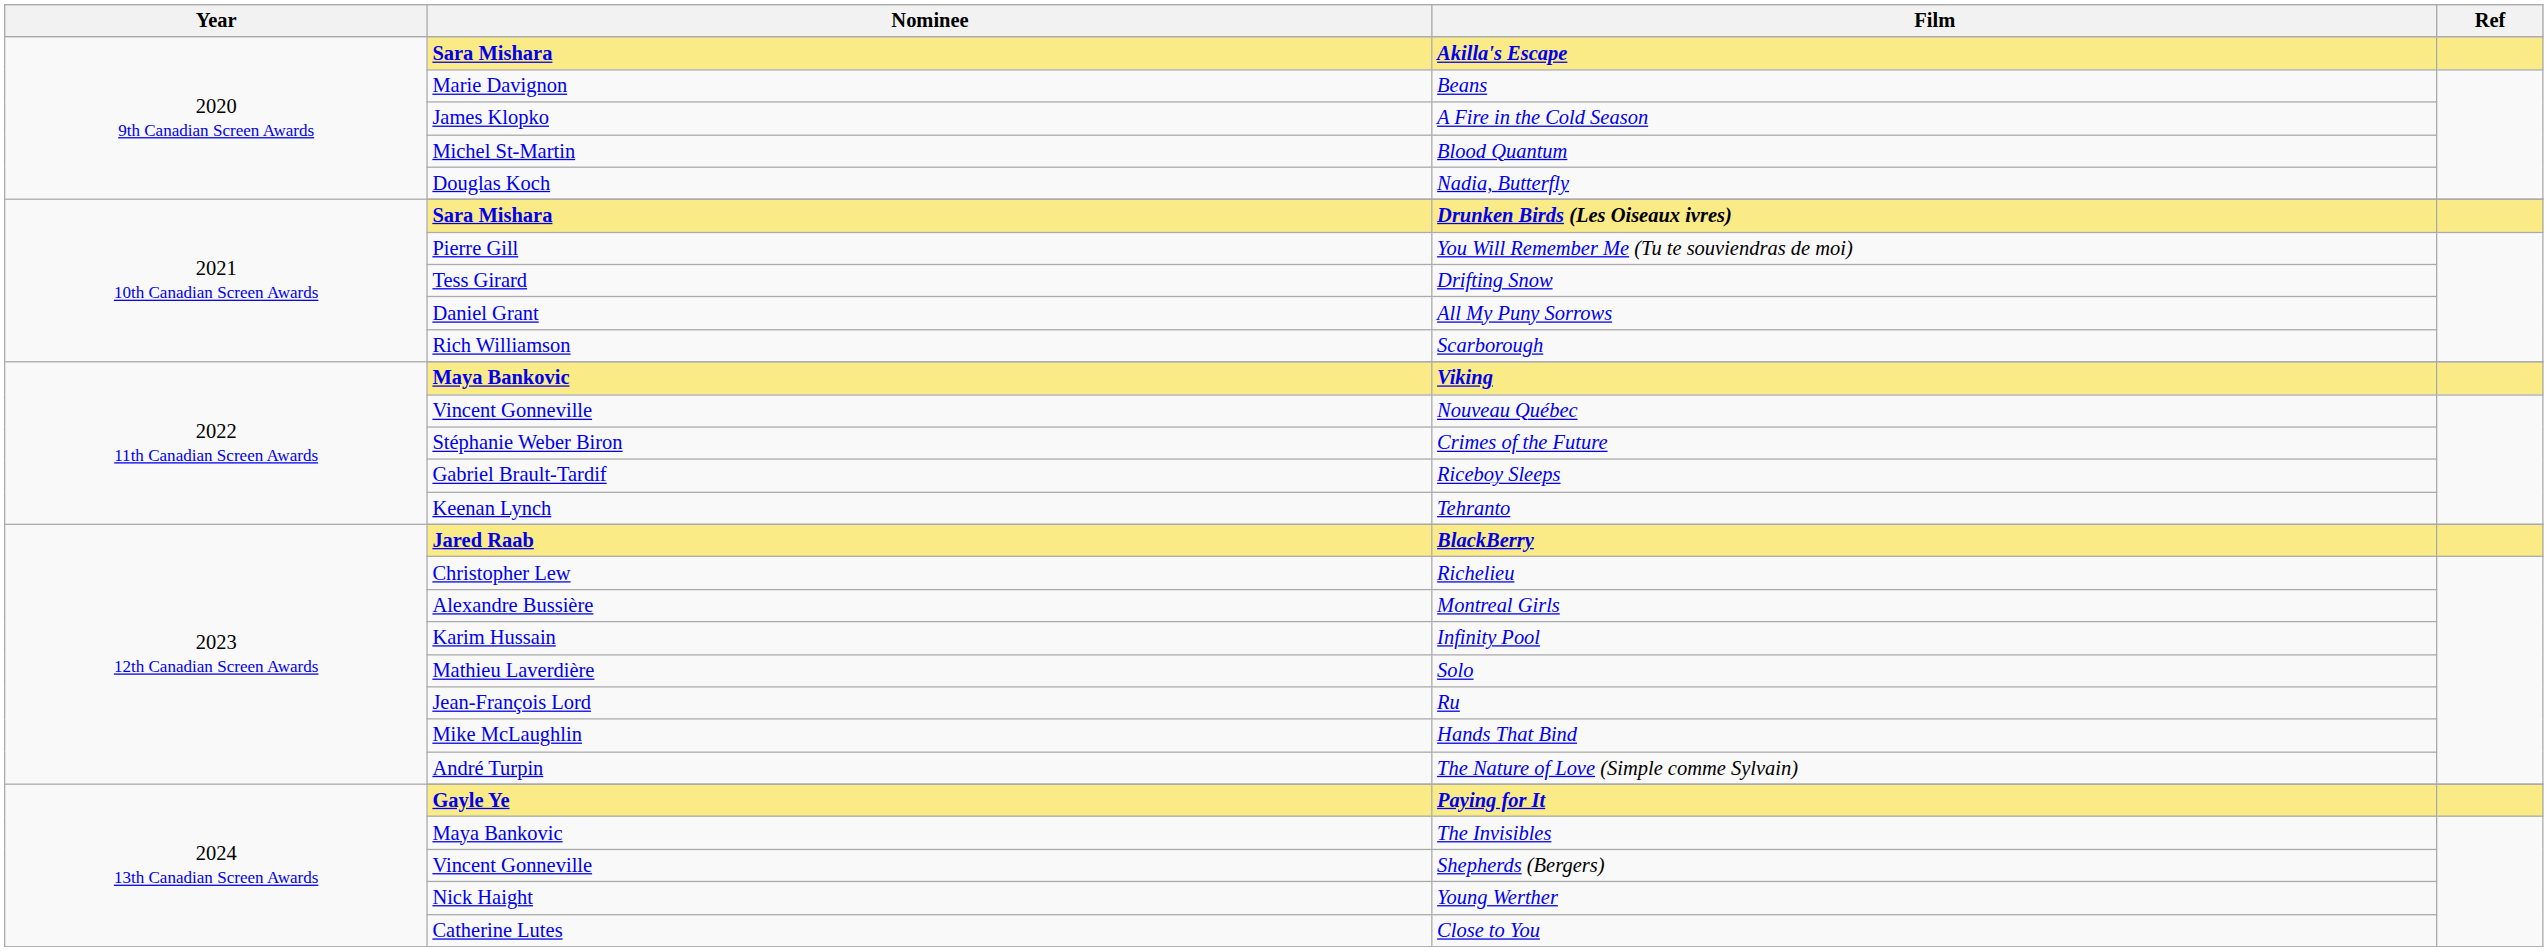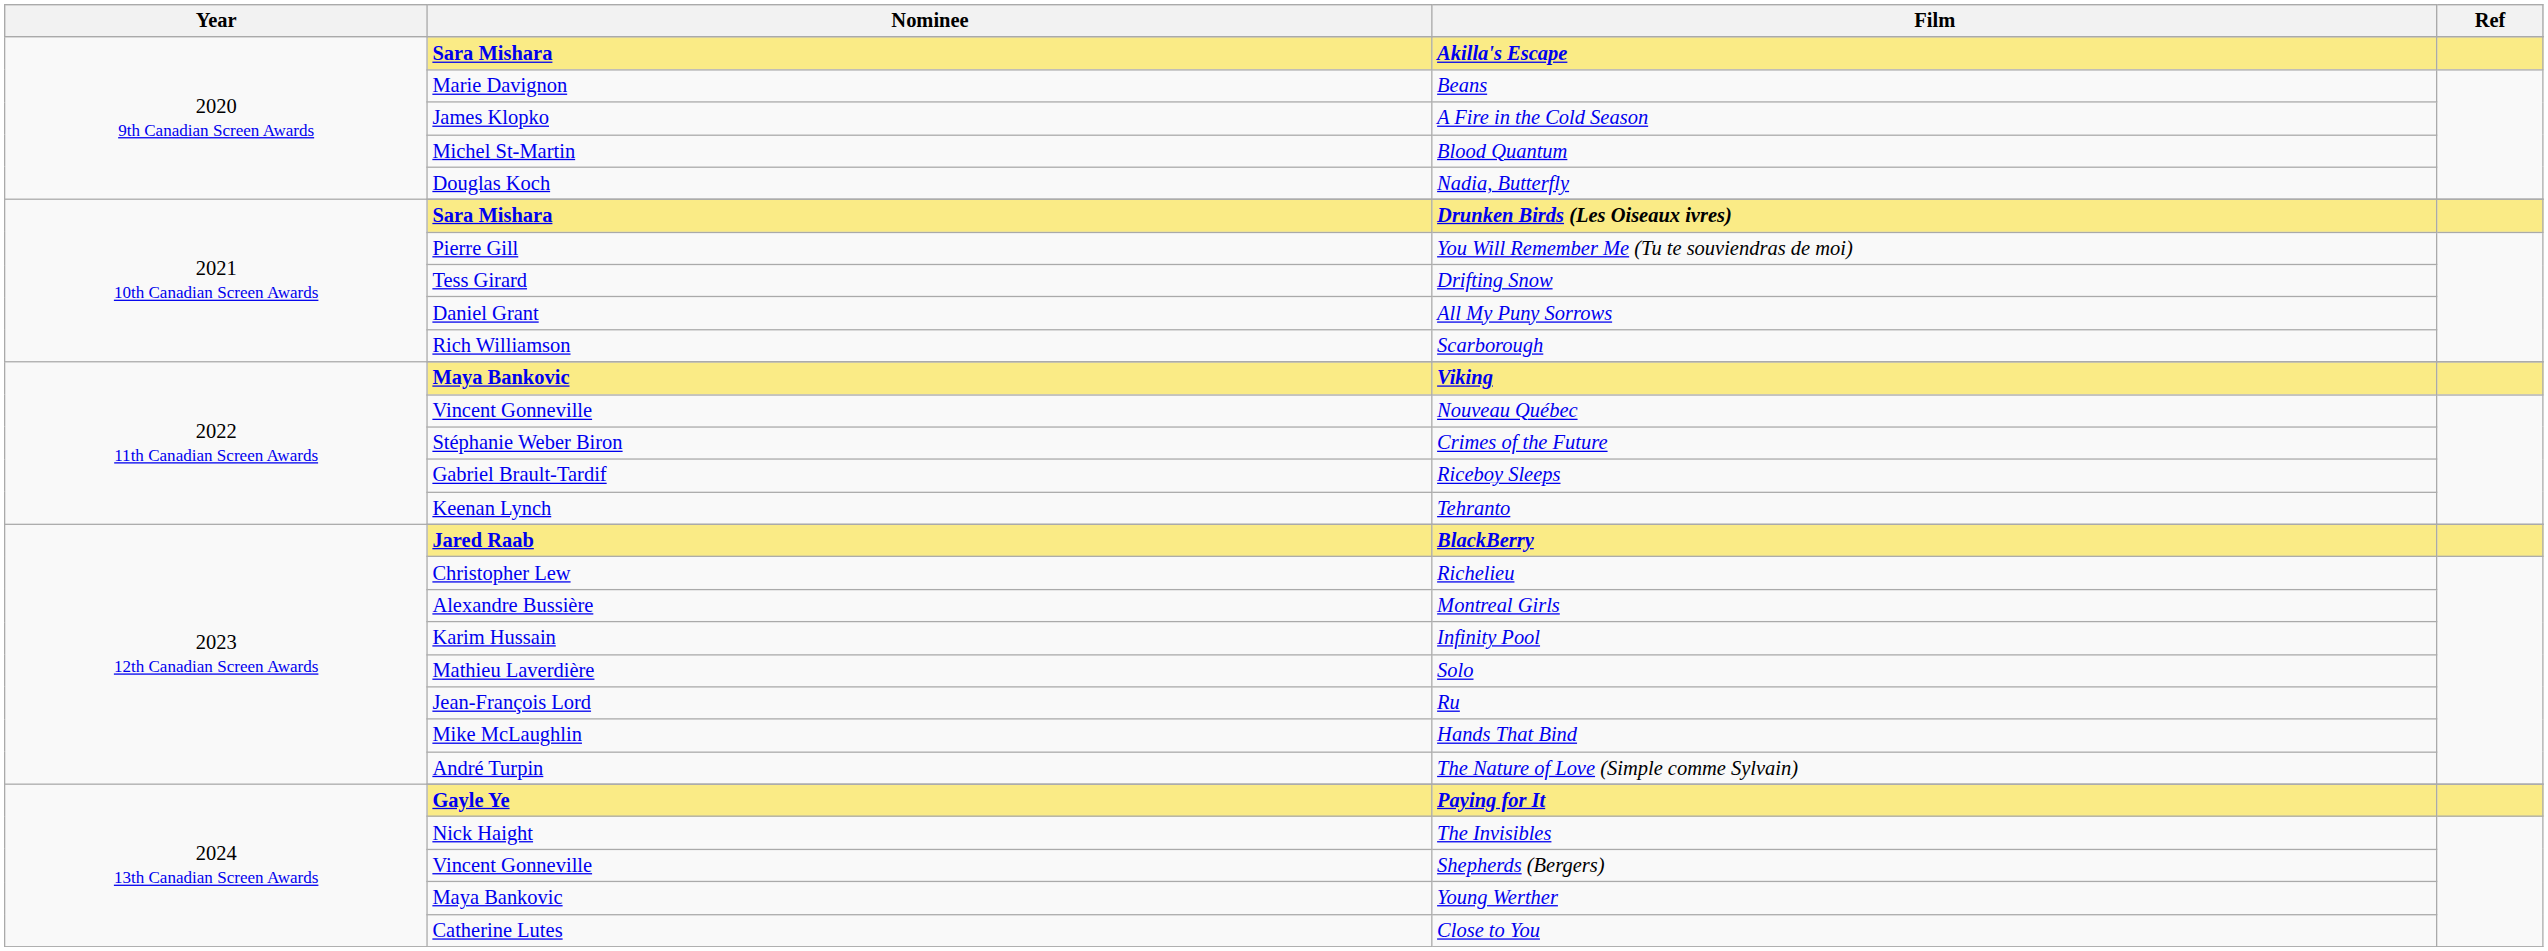(498, 832) Maya Bankovic -> (483, 832) Nick Haight
(483, 897) Nick Haight -> (498, 897) Maya Bankovic
